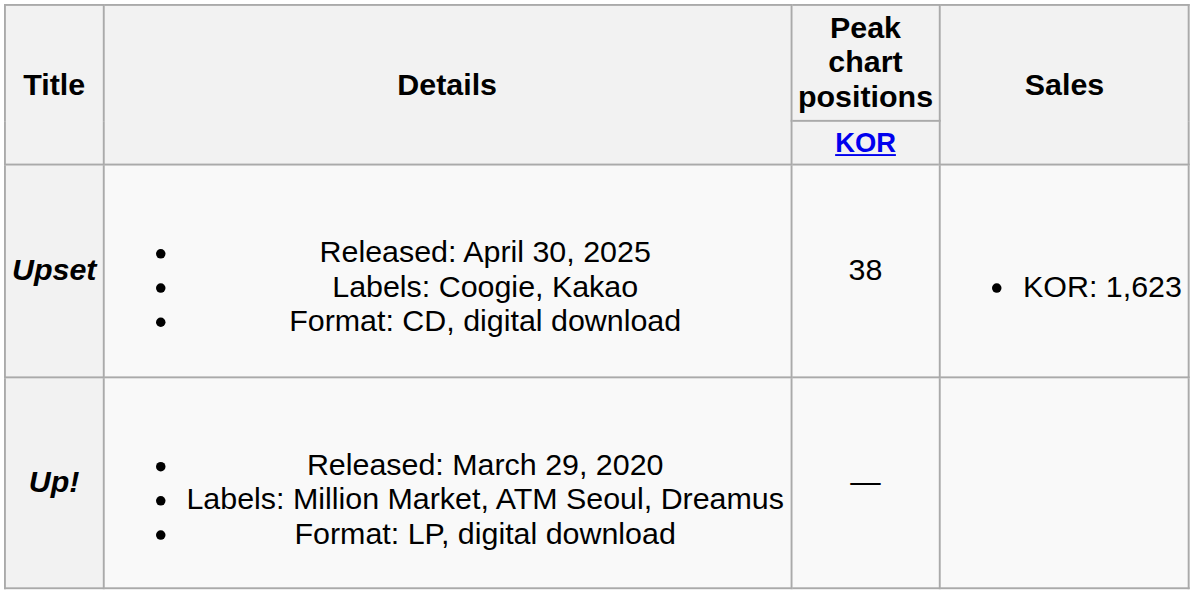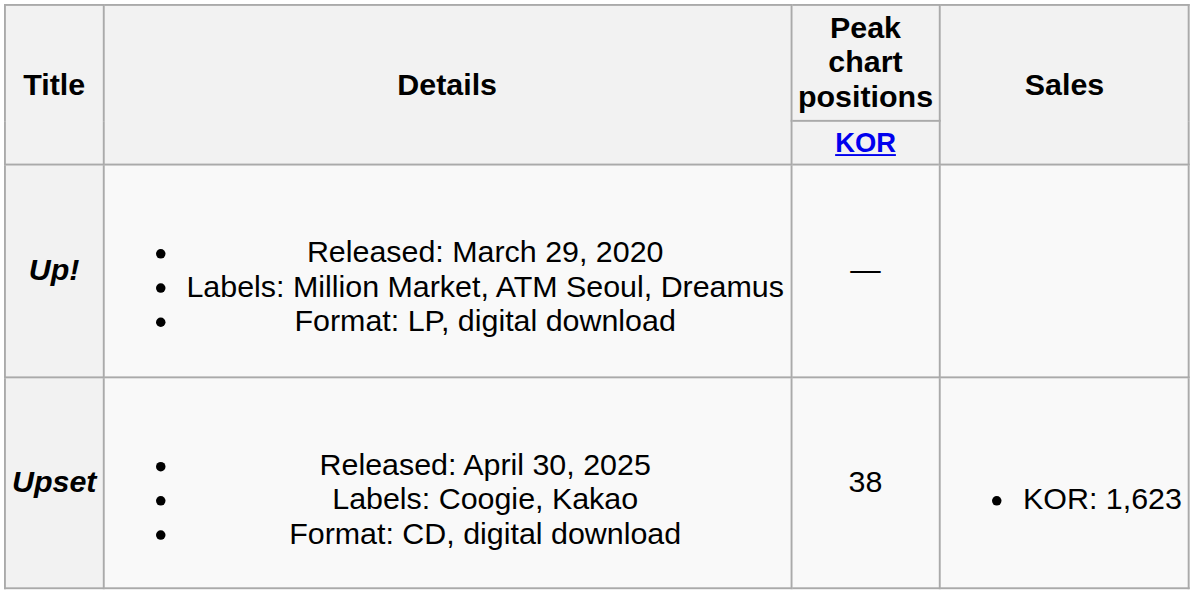rows swapped: (54, 481) <-> (54, 270)
